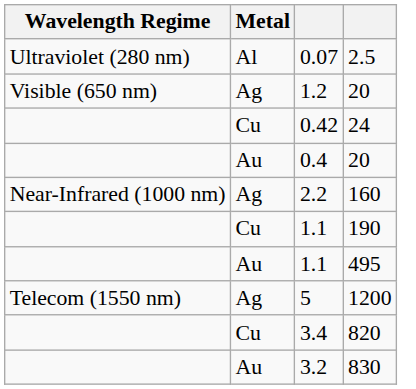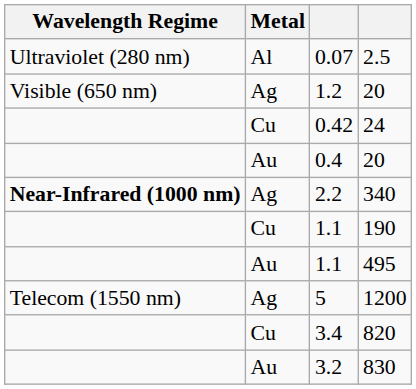(118, 194) normal -> (125, 194) bold
(364, 194) 160 -> (379, 194) 340
